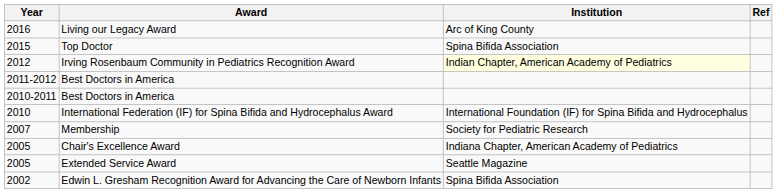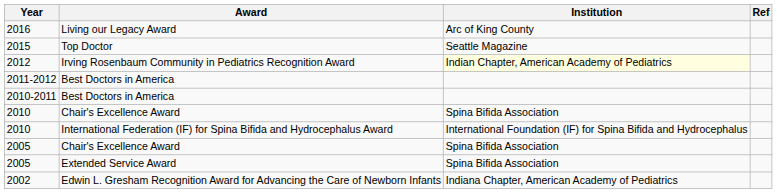(502, 46) Spina Bifida Association -> (487, 46) Seattle Magazine
+ row: (19, 113)
- row: (19, 130)
(562, 146) Indiana Chapter, American Academy of Pediatrics -> (502, 146) Spina Bifida Association
(487, 163) Seattle Magazine -> (502, 163) Spina Bifida Association
(502, 180) Spina Bifida Association -> (562, 180) Indiana Chapter, American Academy of Pediatrics
